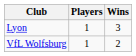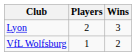(87, 28) 1 -> (87, 28) 2
